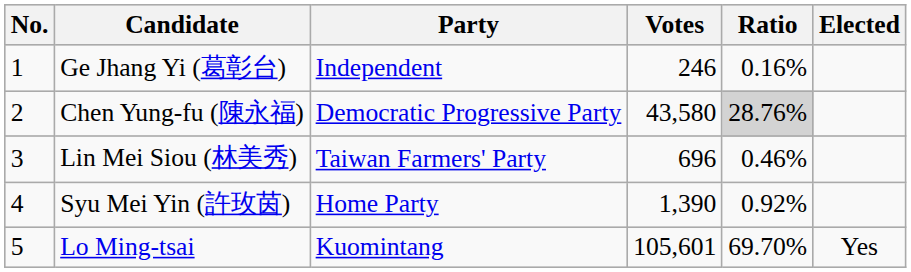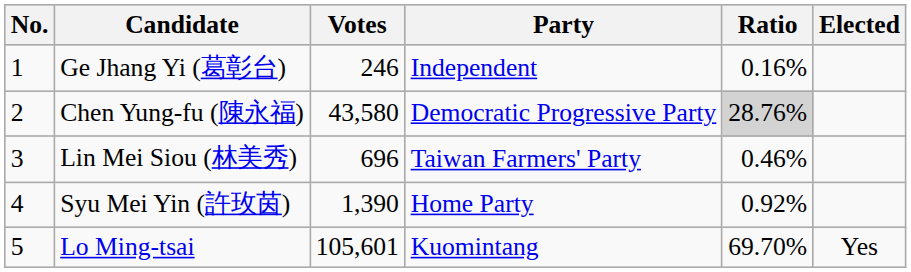columns swapped: (468, 24) <-> (675, 24)
